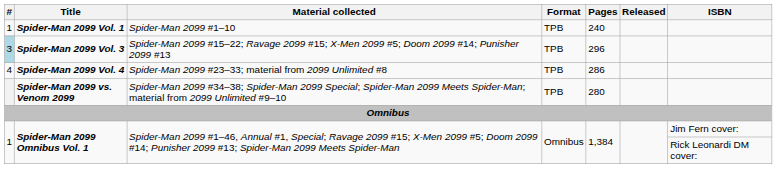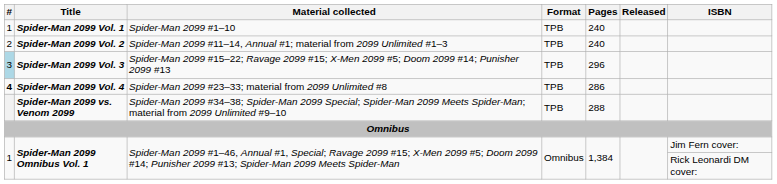+ row: (71, 43)
(9, 70) normal -> (9, 86) bold
(597, 92) 280 -> (597, 107) 288
